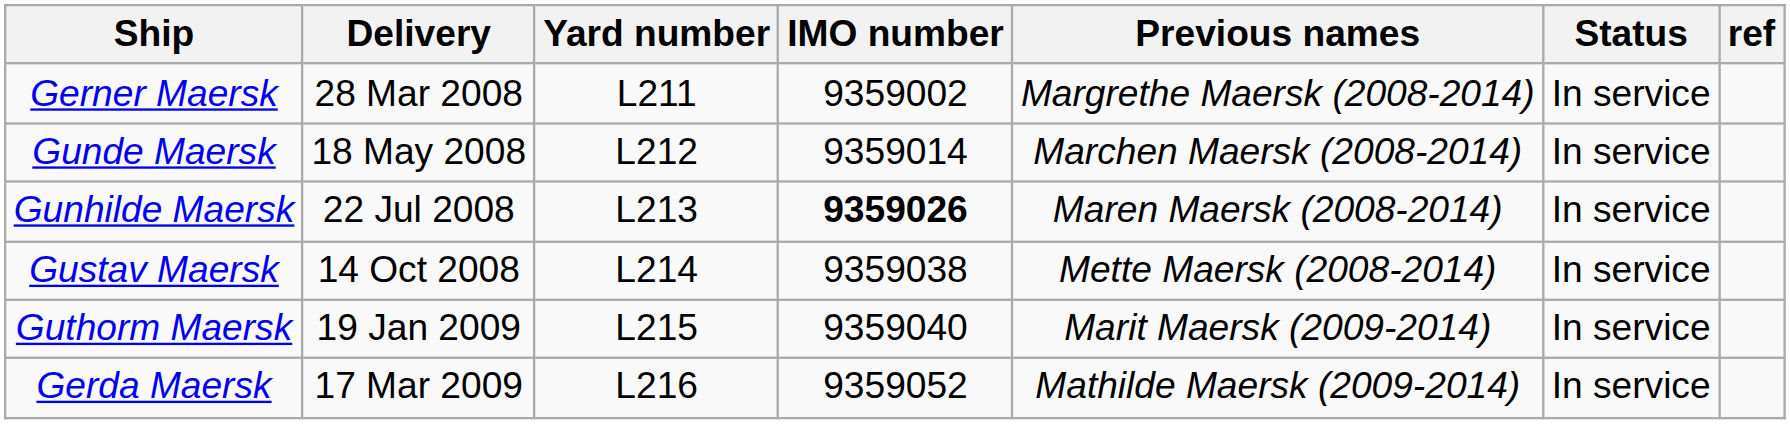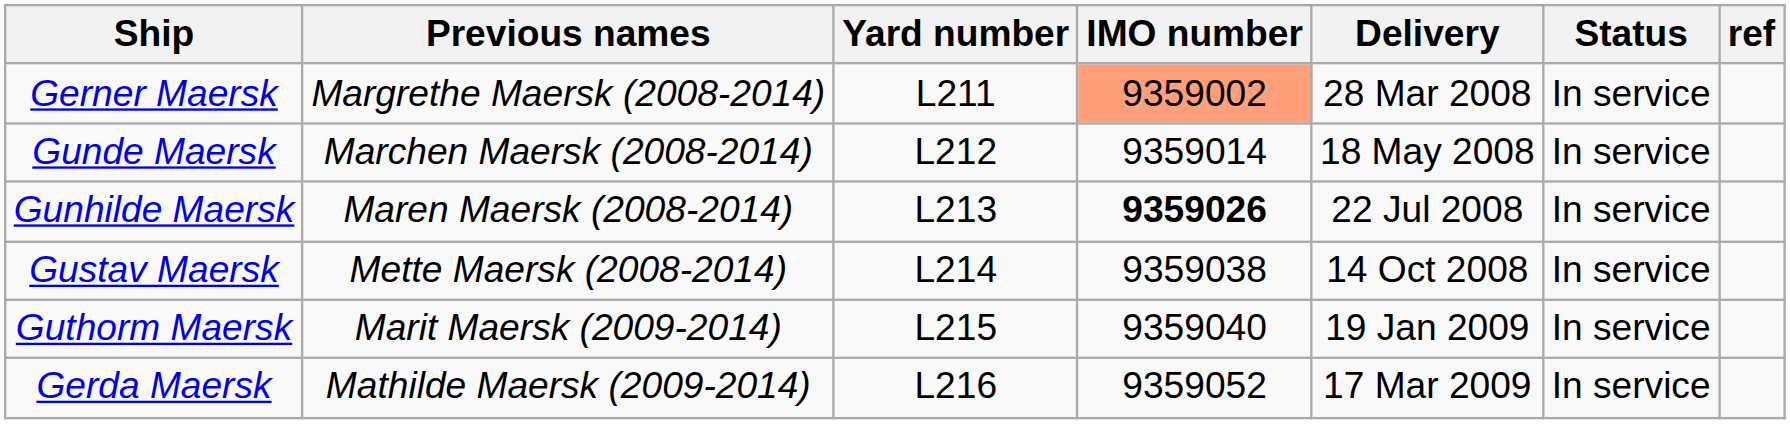columns swapped: (1278, 33) <-> (419, 33)
(895, 92) no background -> (1195, 92) lightsalmon background
